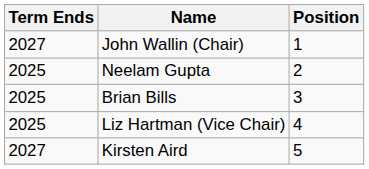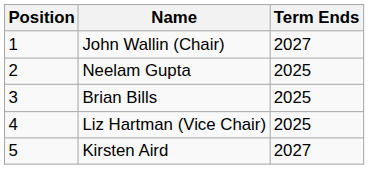columns swapped: (326, 17) <-> (51, 17)
